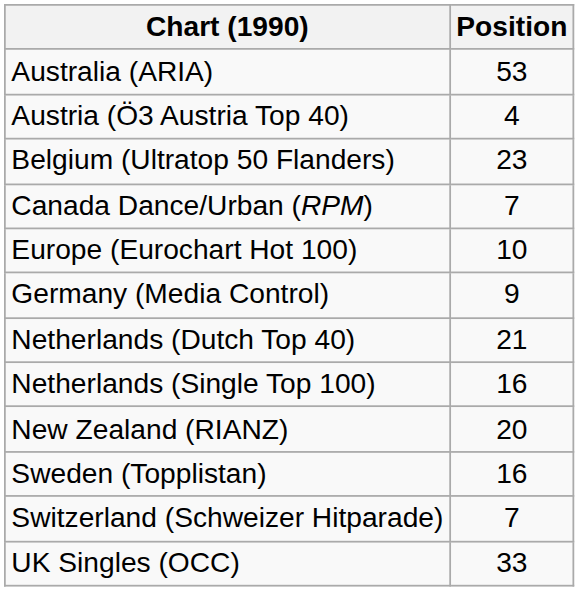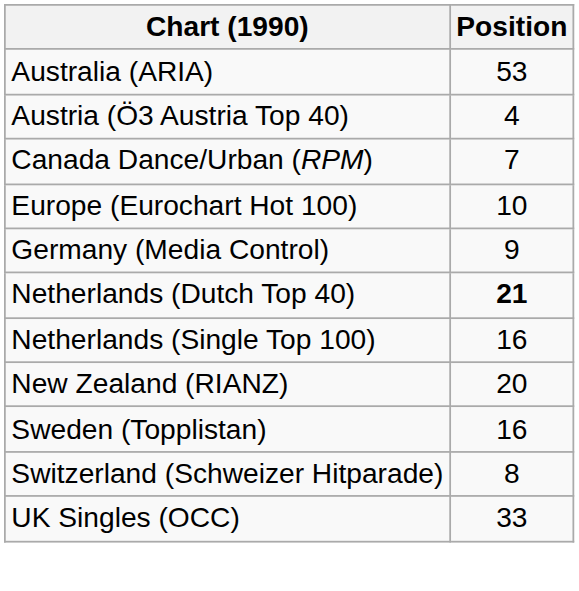- row: (203, 160)
(512, 339) normal -> (512, 294) bold
(512, 518) 7 -> (512, 473) 8
